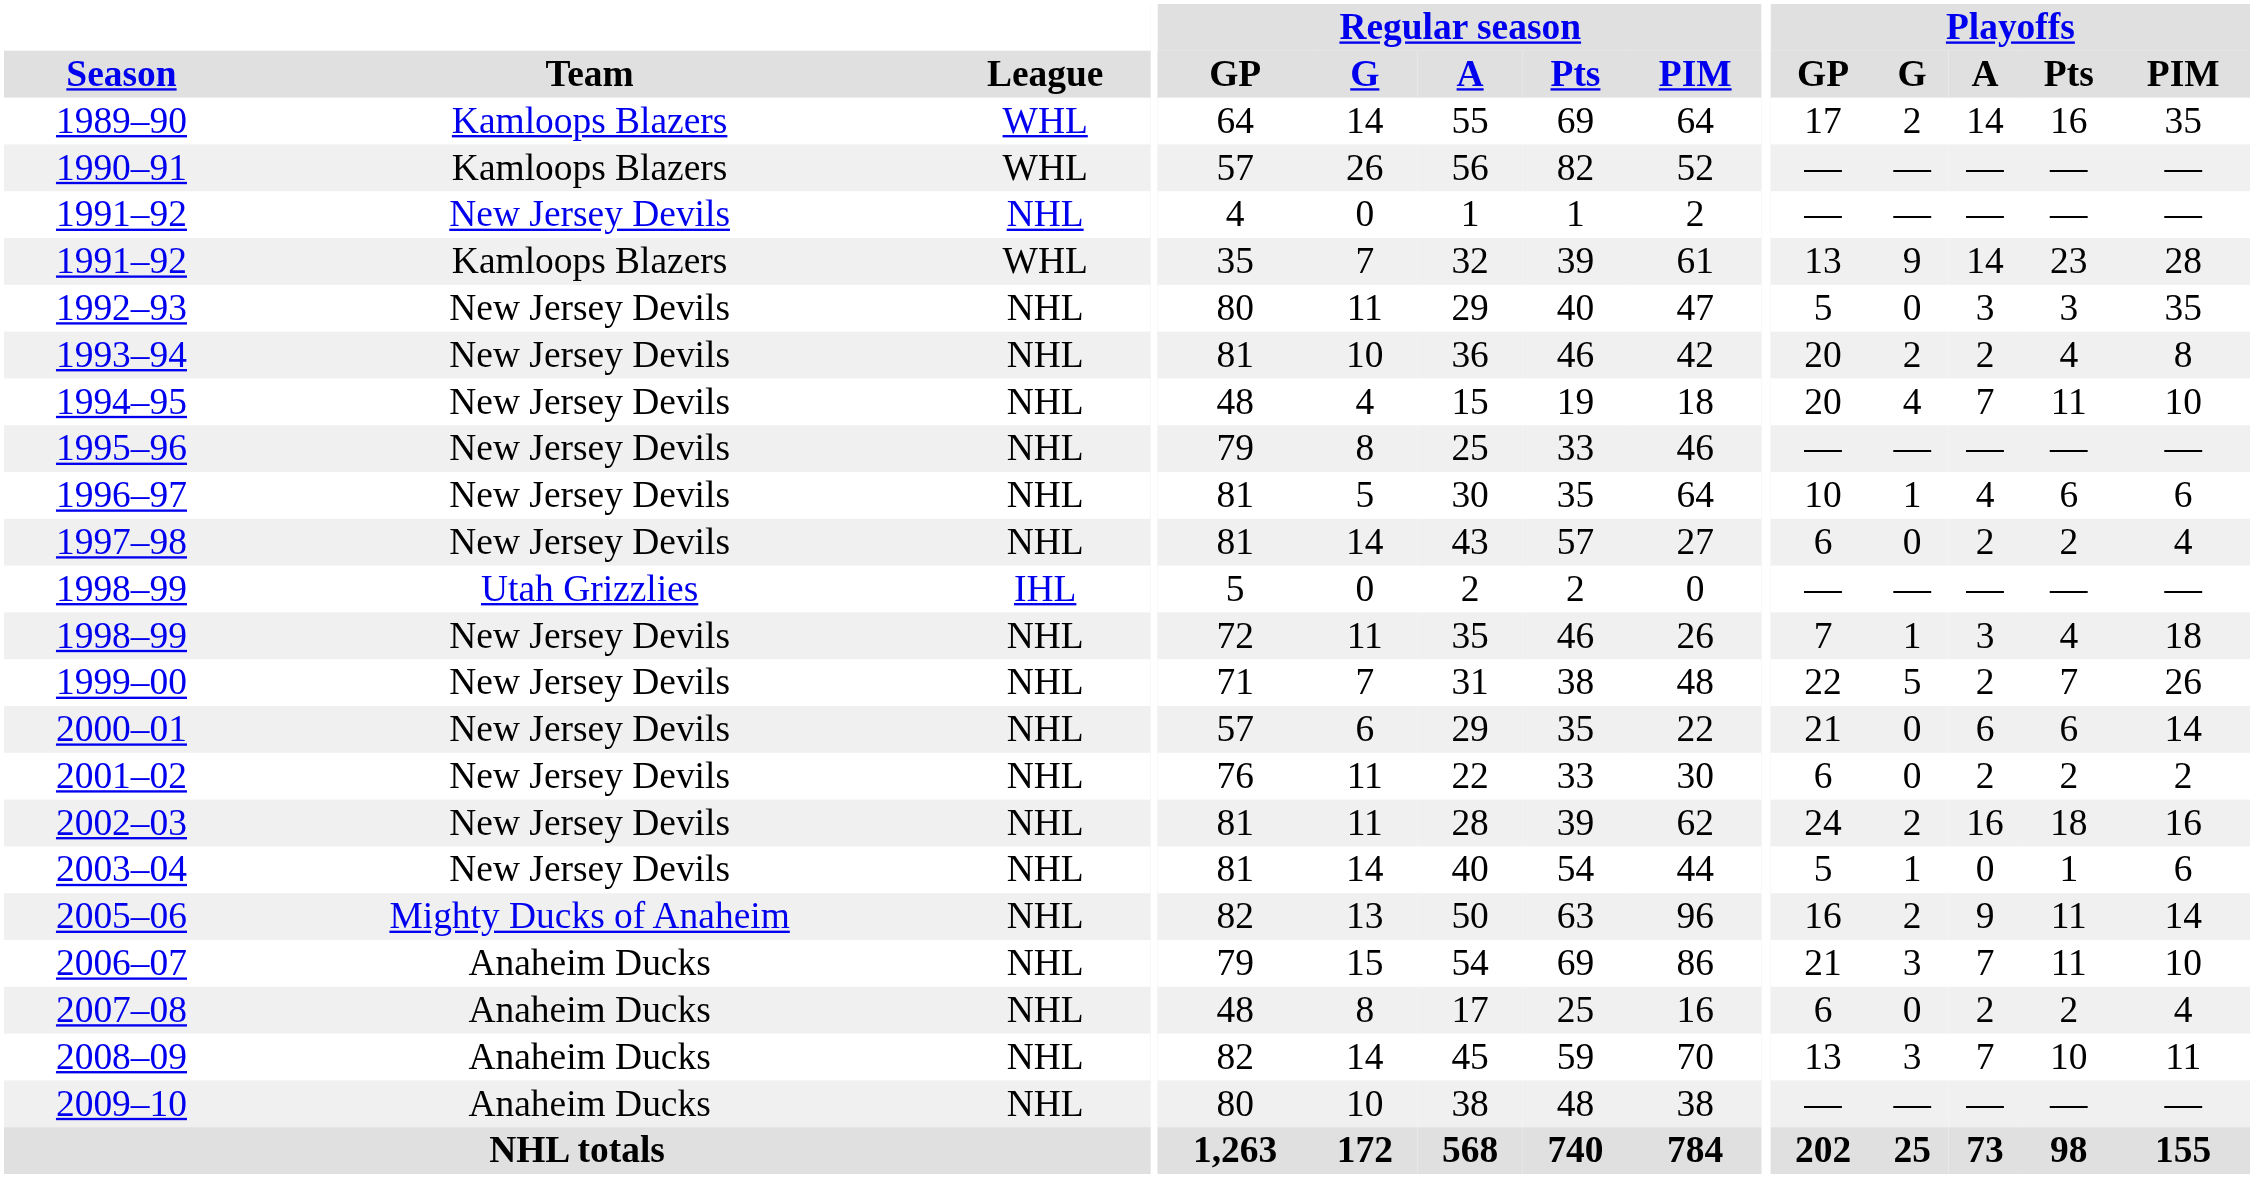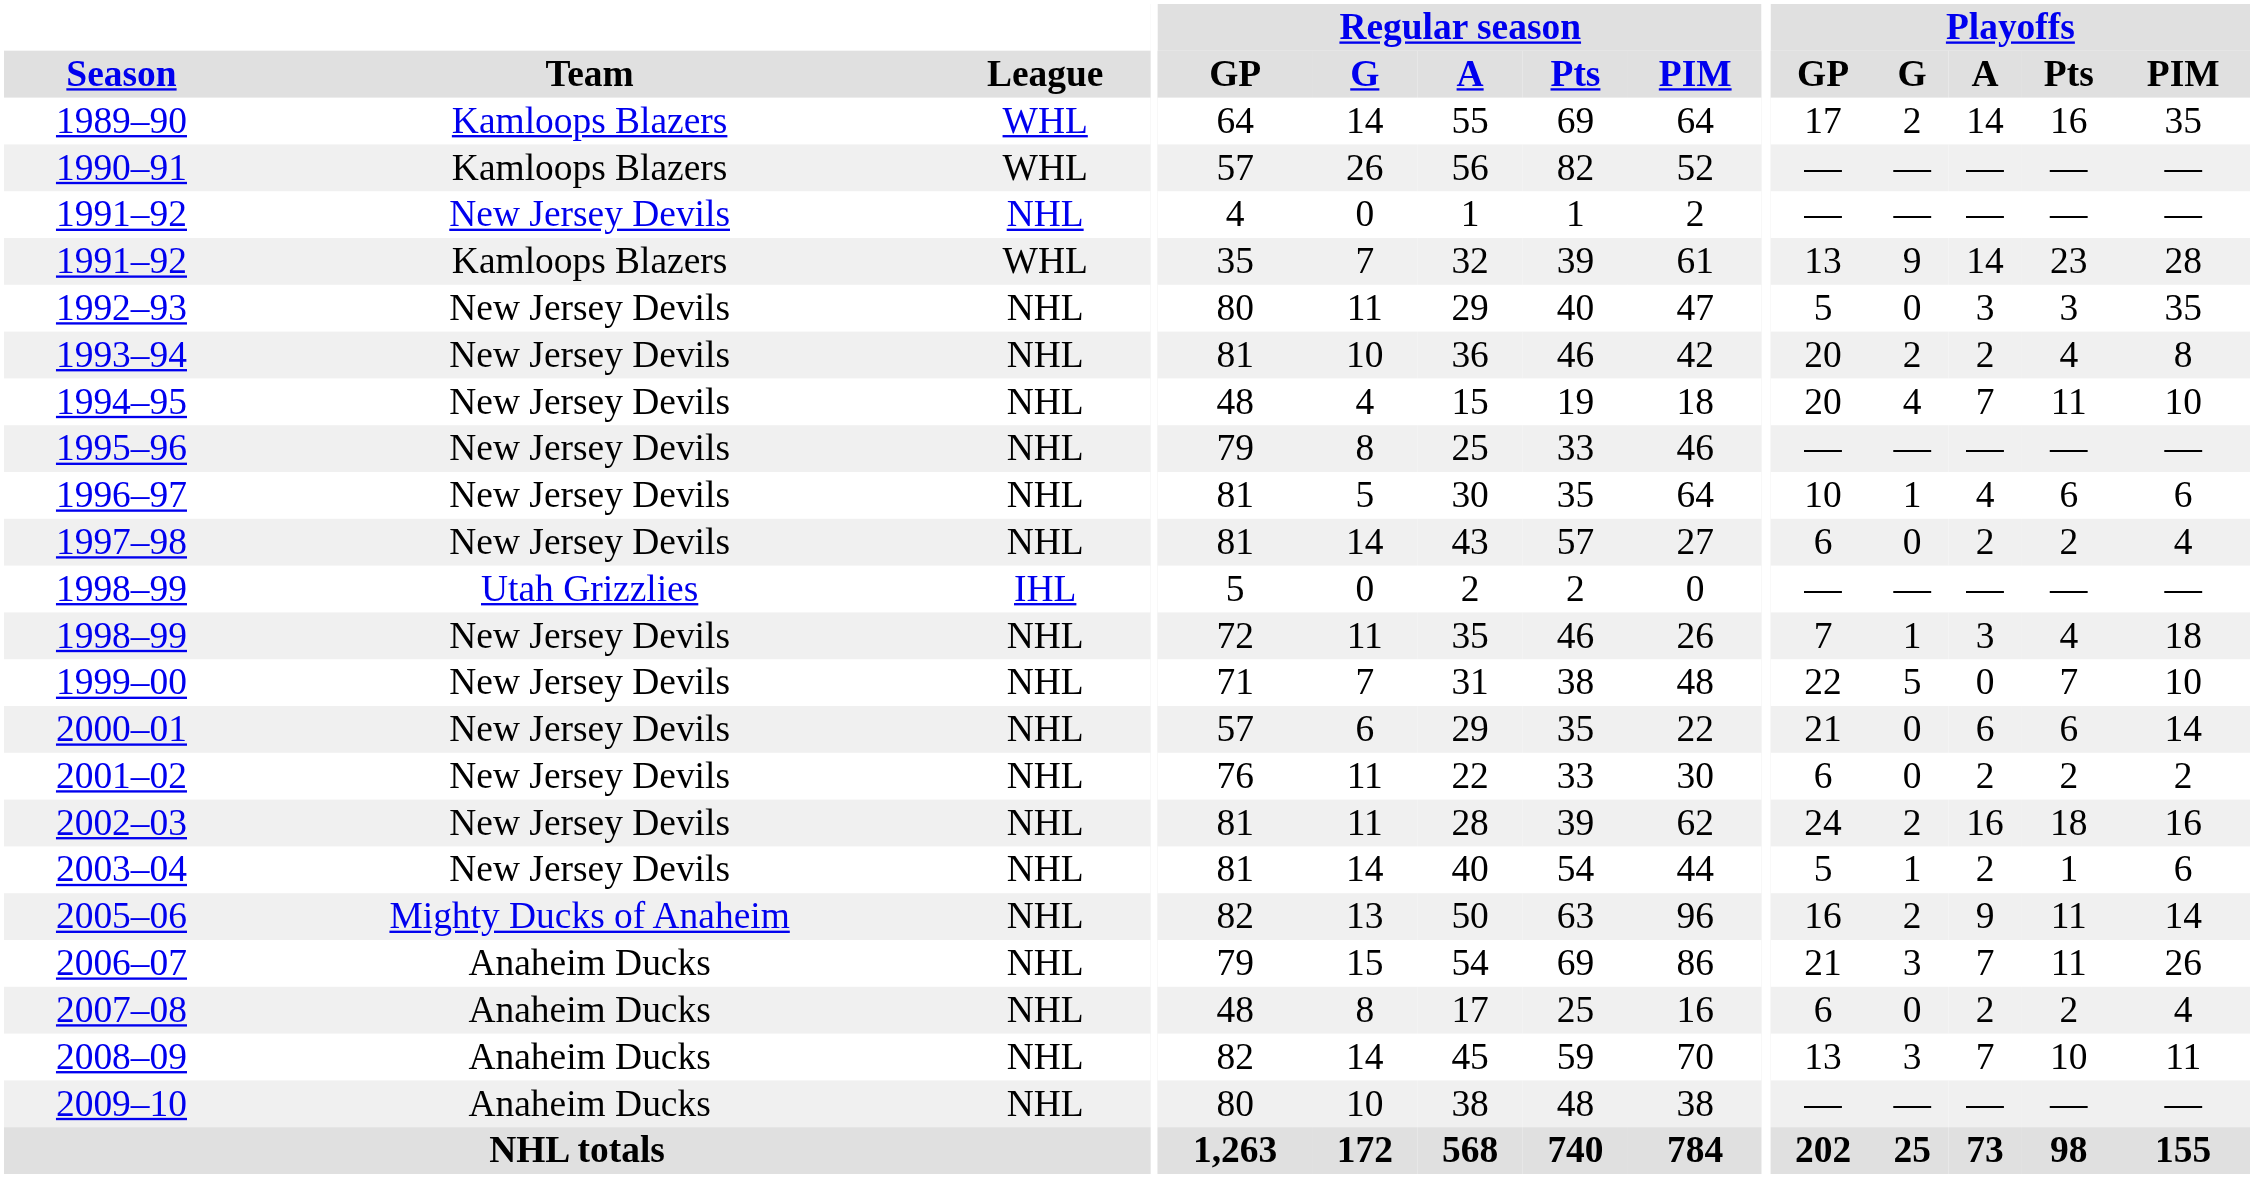(1985, 681) 2 -> (1985, 681) 0
(2183, 681) 26 -> (2183, 681) 10
(1985, 869) 0 -> (1985, 869) 2
(2183, 962) 10 -> (2183, 962) 26
